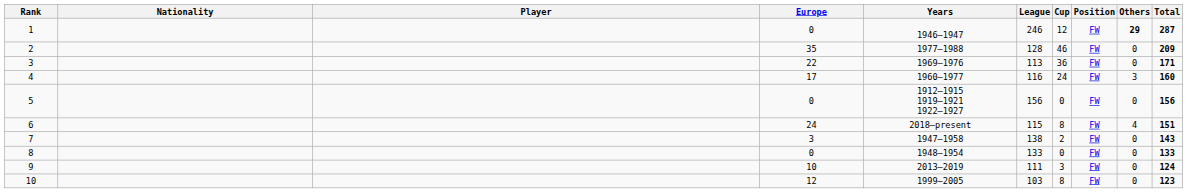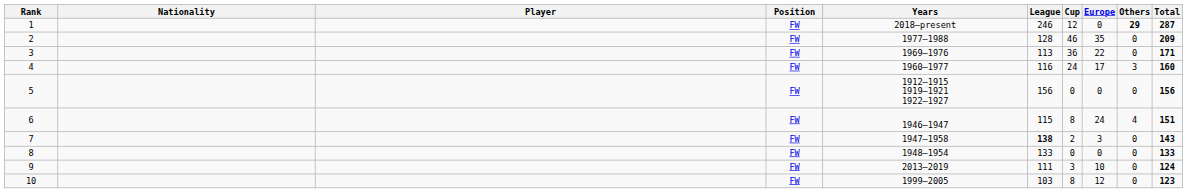columns swapped: (1094, 11) <-> (811, 11)
(940, 35) 1946–1947 -> (925, 25) 2018–present
(940, 125) 2018–present -> (925, 125) 1946–1947
(1035, 139) normal -> (1045, 139) bold
